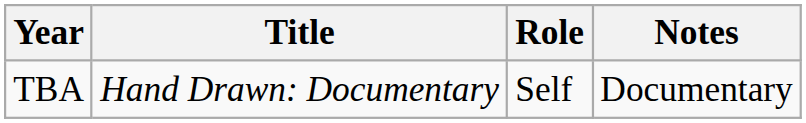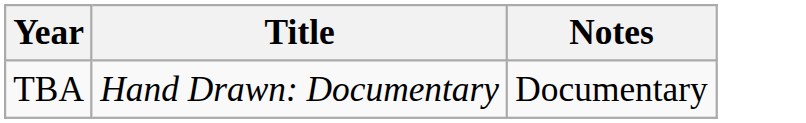- column: (550, 32)
